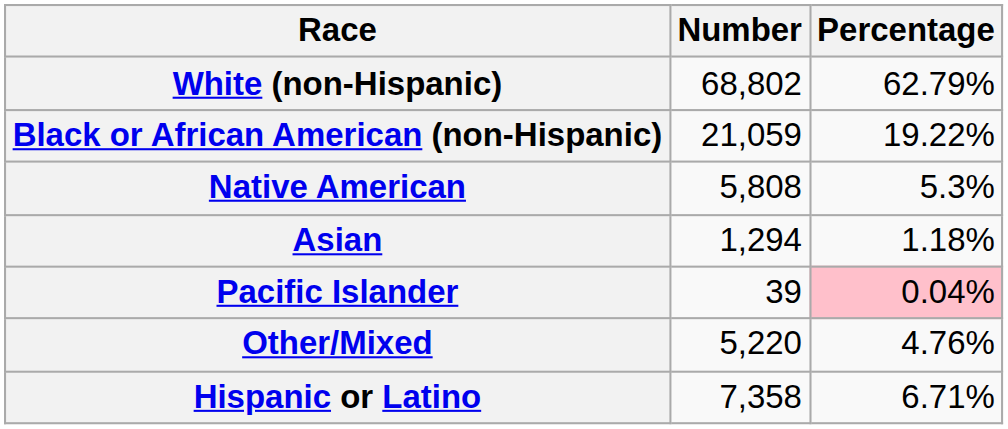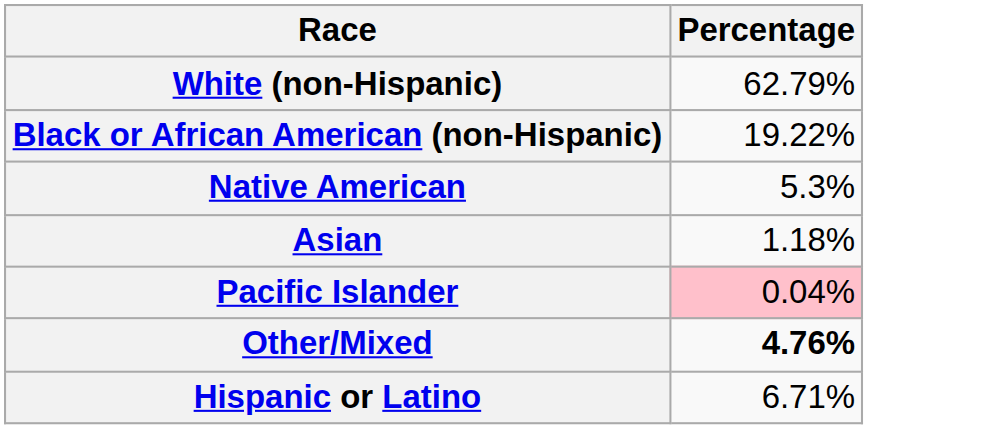- column: (740, 30)
(948, 344) normal -> (808, 344) bold
